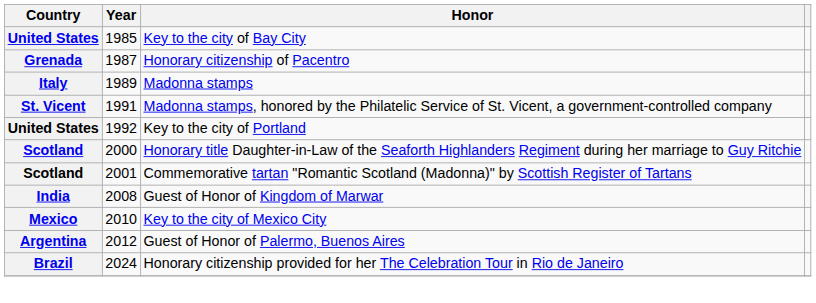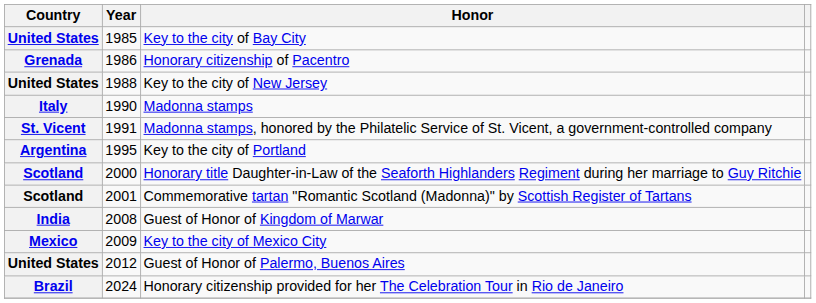(121, 60) 1987 -> (121, 60) 1986
+ row: (235, 83)
(121, 83) 1989 -> (121, 106) 1990
(53, 128) United States -> (53, 151) Argentina
(121, 128) 1992 -> (121, 151) 1995
(121, 219) 2010 -> (121, 241) 2009
(53, 241) Argentina -> (53, 264) United States
